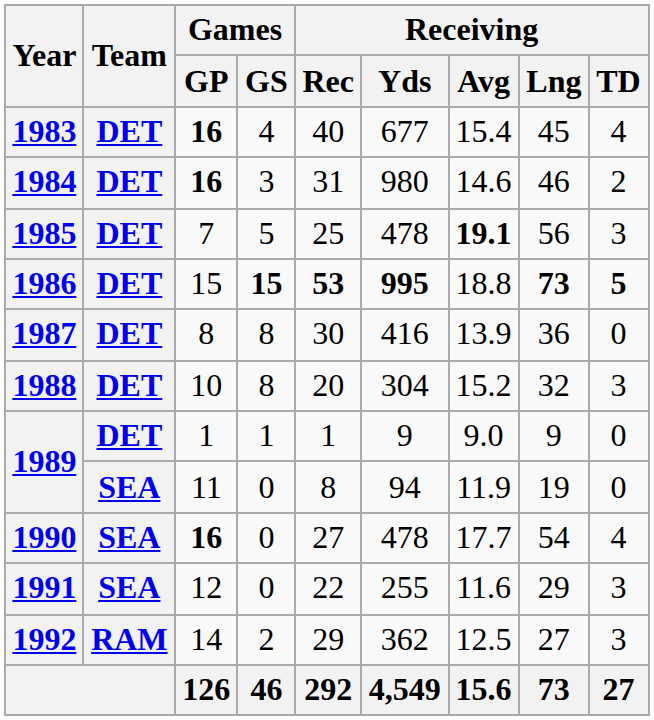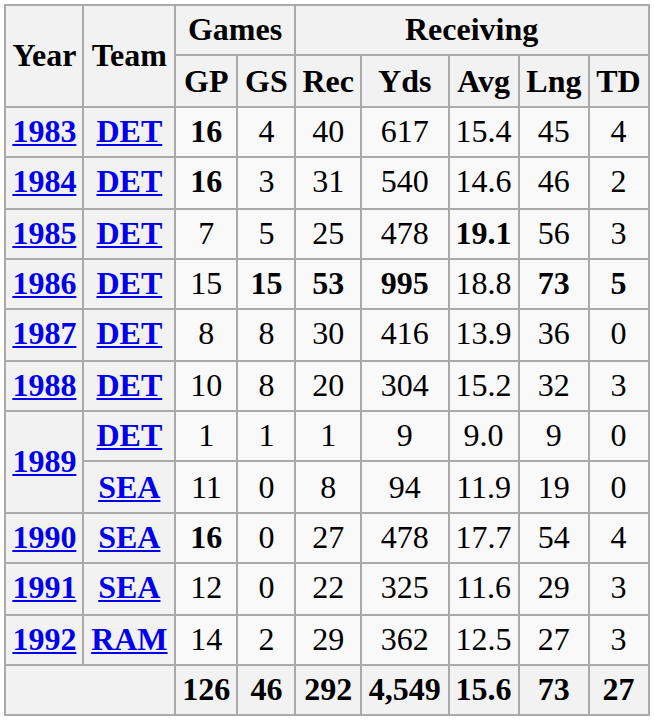(405, 131) 677 -> (405, 131) 617
(405, 182) 980 -> (405, 182) 540
(405, 588) 255 -> (405, 588) 325
